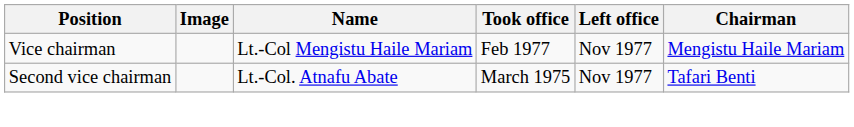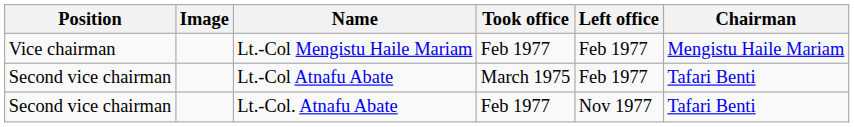(615, 48) Nov 1977 -> (613, 48) Feb 1977
+ row: (315, 77)
(526, 77) March 1975 -> (515, 106) Feb 1977
